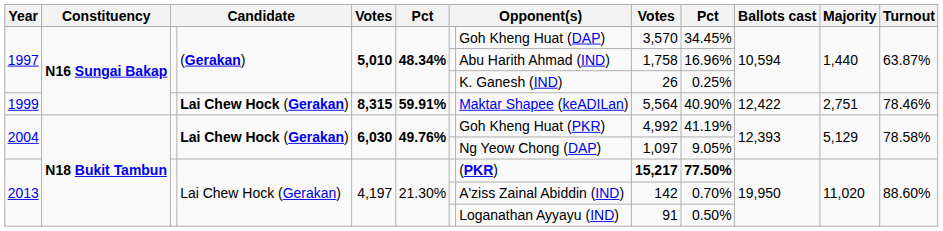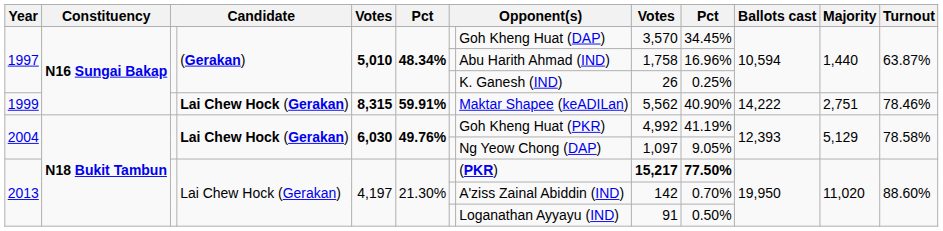(660, 104) 5,564 -> (660, 104) 5,562
(759, 104) 12,422 -> (759, 104) 14,222
